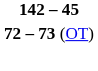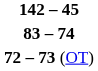+ row: (49, 33)
